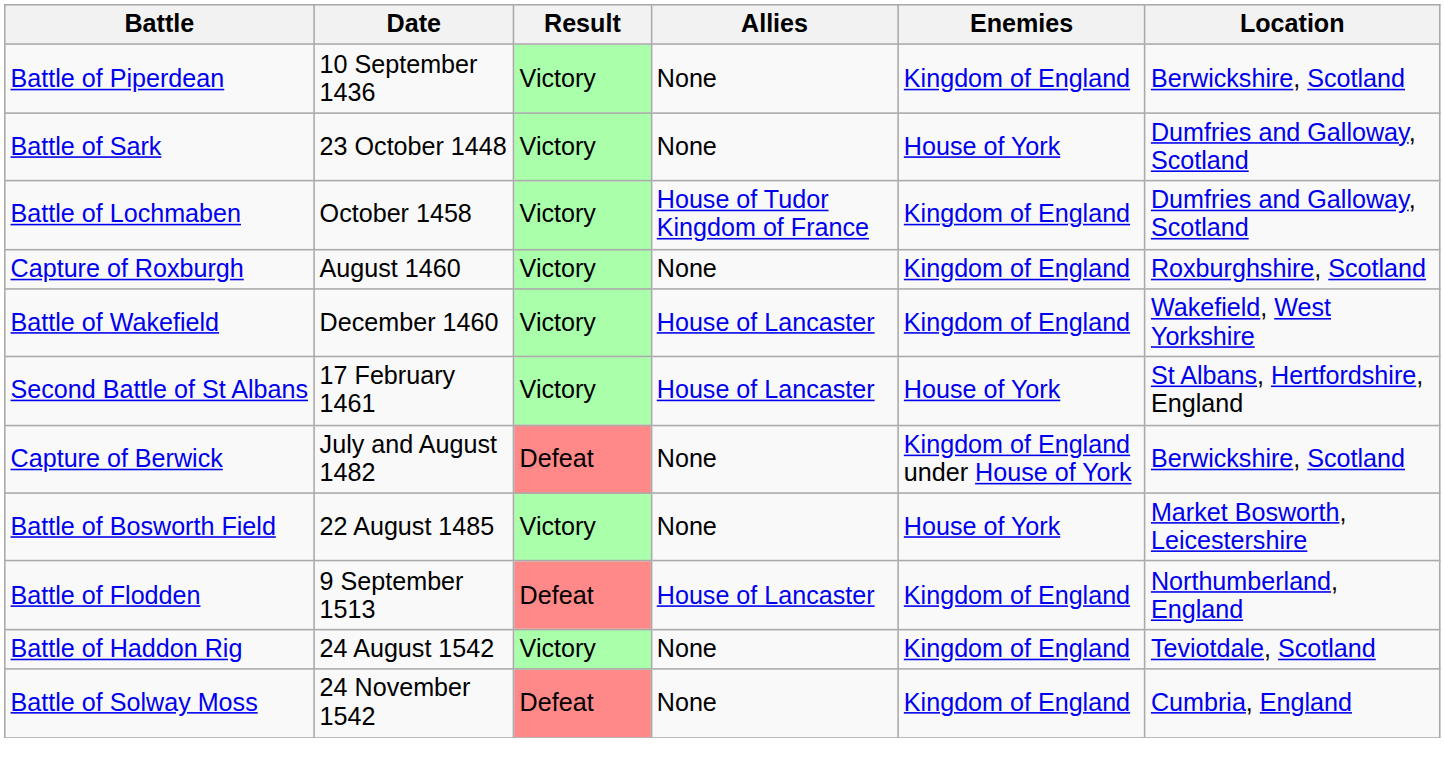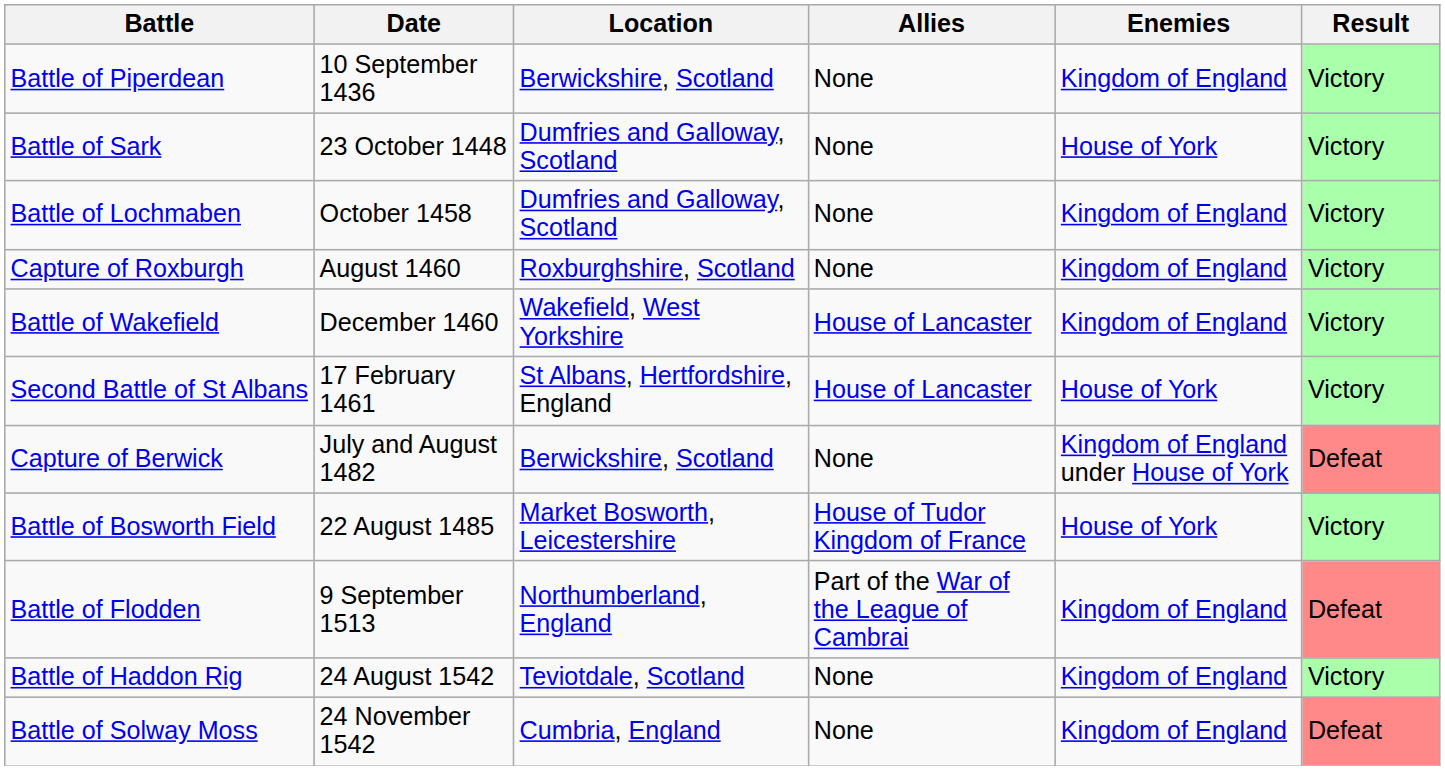columns swapped: (1292, 24) <-> (582, 24)
(763, 214) House of Tudor Kingdom of France -> (844, 214) None
(687, 526) None -> (920, 526) House of Tudor Kingdom of France
(766, 594) House of Lancaster -> (912, 609) Part of the War of the League of Cambrai
